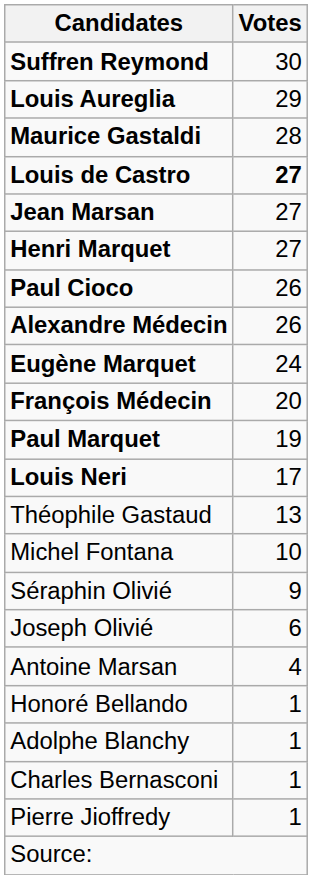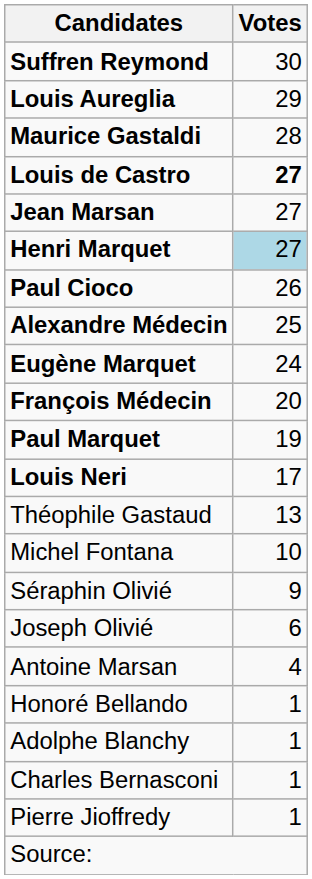(288, 250) no background -> (288, 250) lightblue background
(288, 325) 26 -> (288, 325) 25
